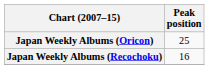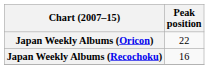(184, 40) 25 -> (184, 40) 22
